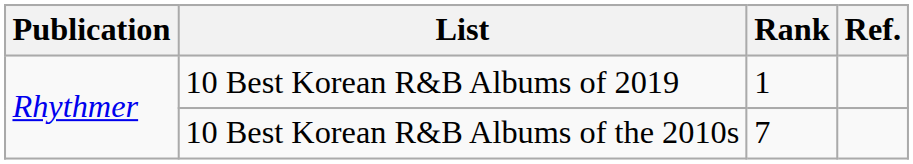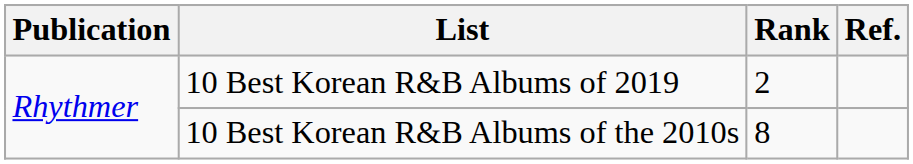(762, 81) 1 -> (762, 81) 2
(762, 132) 7 -> (762, 132) 8
